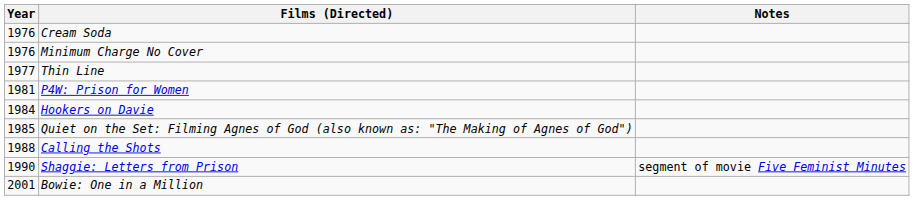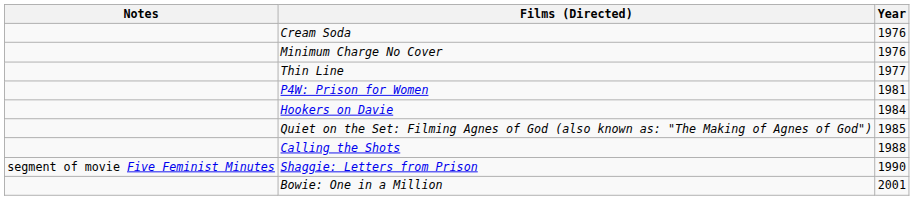columns swapped: (21, 14) <-> (772, 14)
